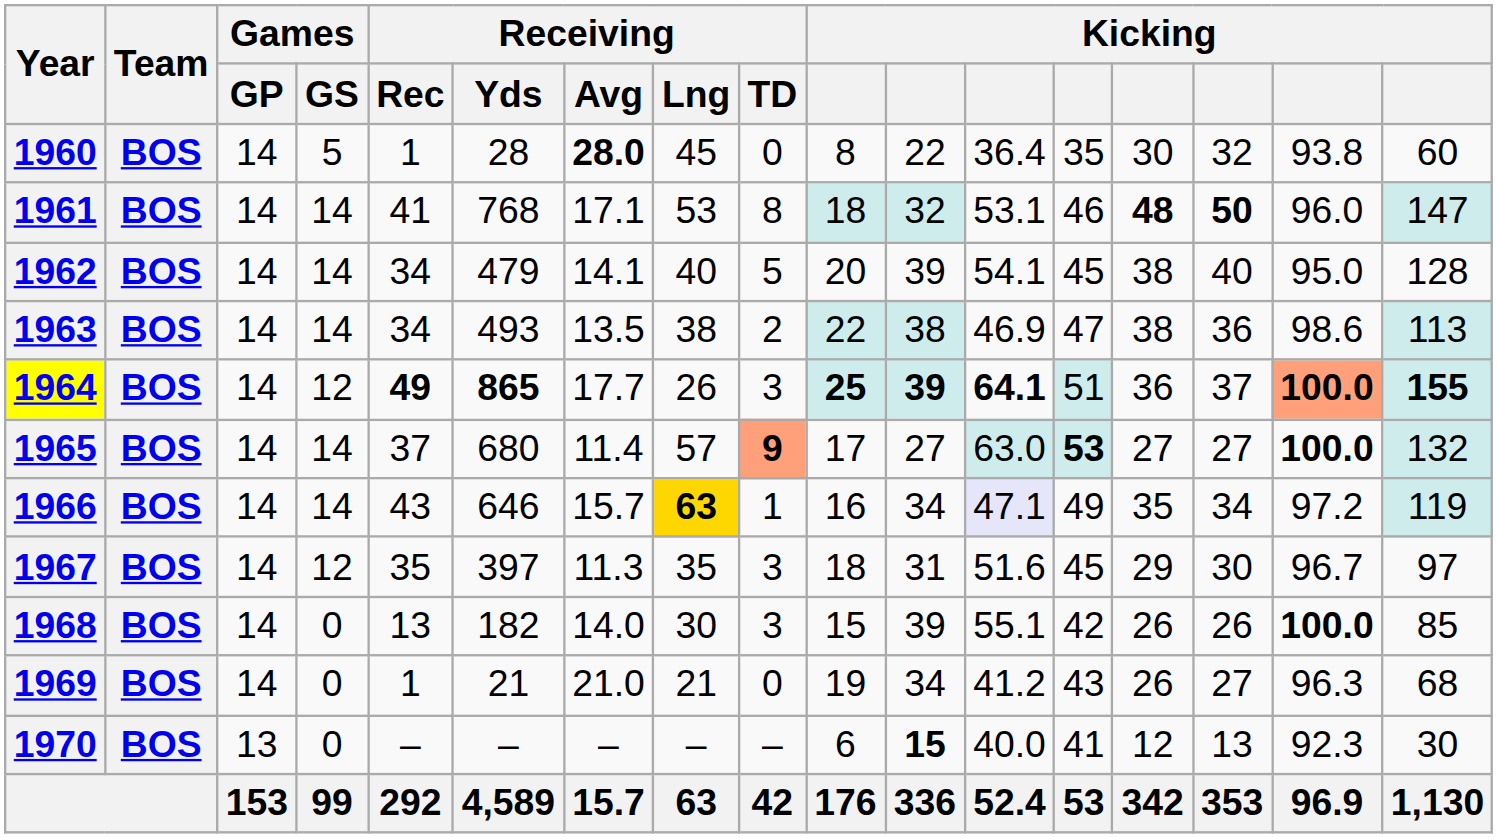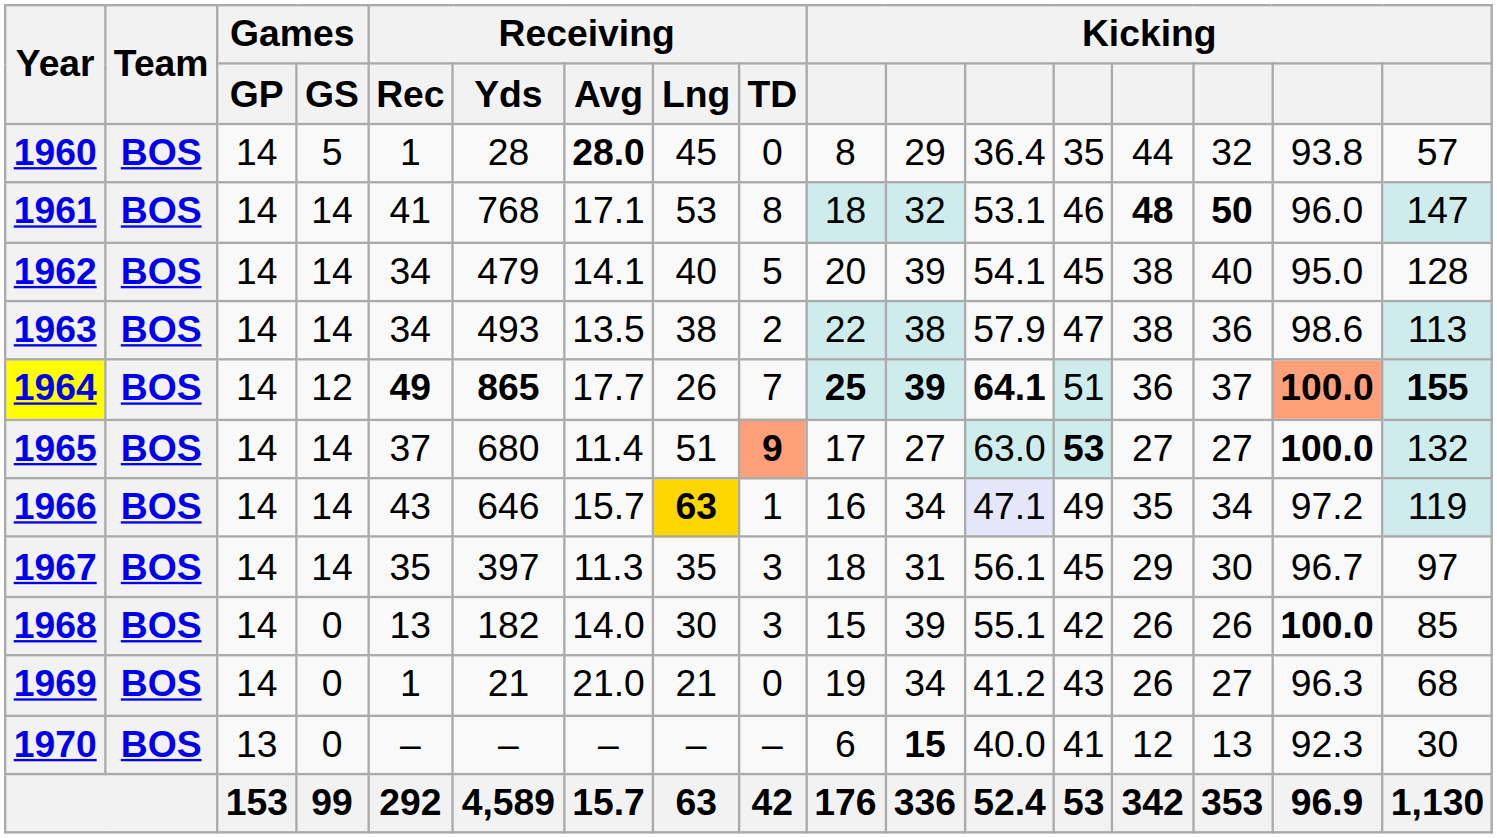(925, 152) 22 -> (925, 152) 29
(1153, 152) 30 -> (1153, 152) 44
(1438, 152) 60 -> (1438, 152) 57
(1009, 329) 46.9 -> (1009, 329) 57.9
(772, 388) 3 -> (772, 388) 7
(696, 447) 57 -> (696, 447) 51
(332, 566) 12 -> (332, 566) 14
(1009, 566) 51.6 -> (1009, 566) 56.1
